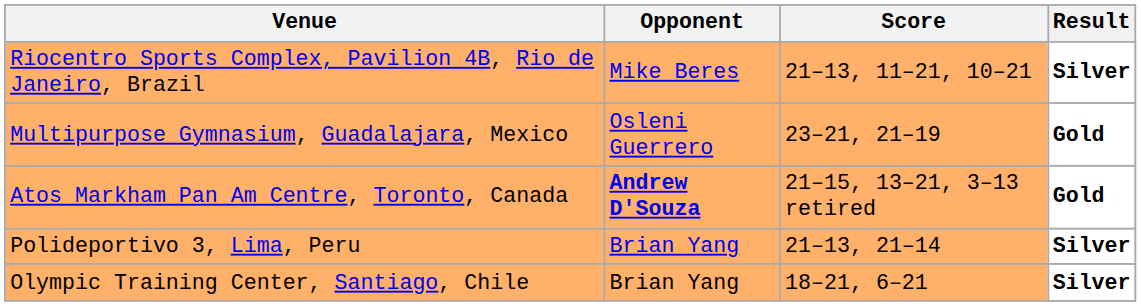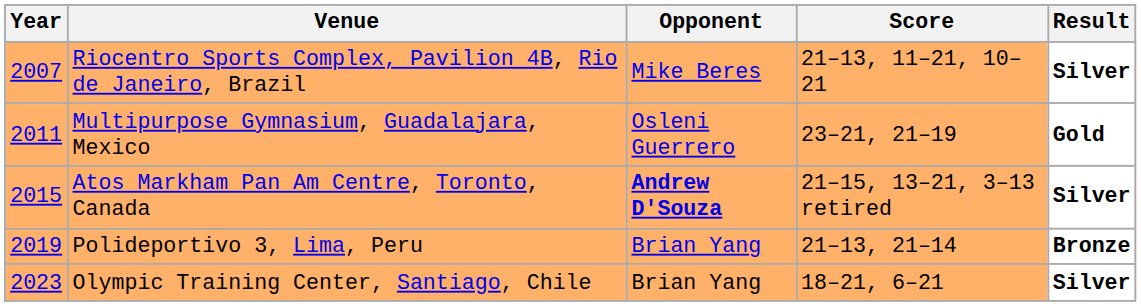+ column: (36, 23)
(1079, 197) Gold -> (1092, 197) Silver
(1092, 246) Silver -> (1092, 246) Bronze
